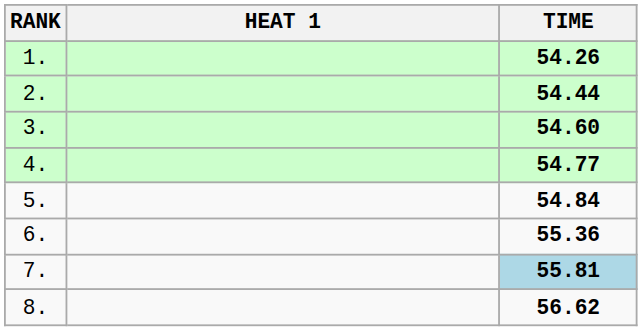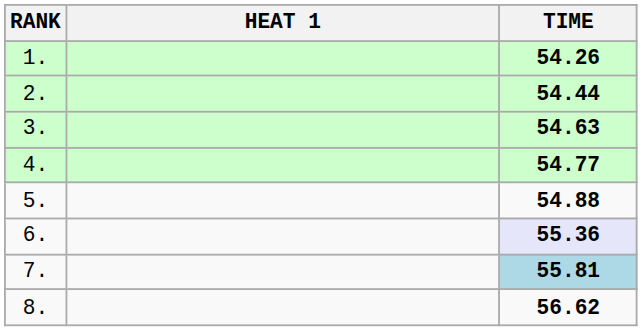(568, 129) 54.60 -> (568, 129) 54.63
(568, 200) 54.84 -> (568, 200) 54.88
(568, 236) no background -> (568, 236) lavender background
